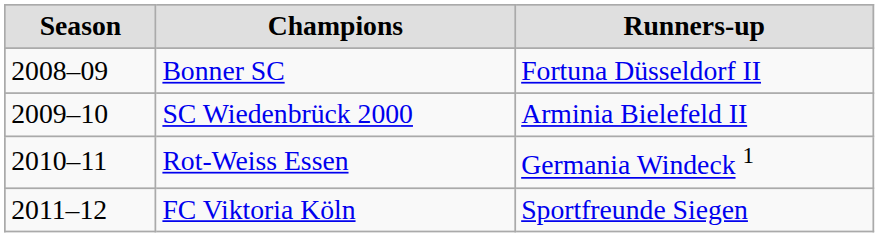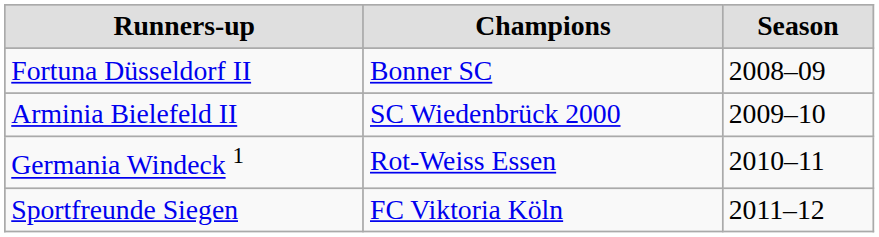columns swapped: (80, 26) <-> (694, 26)
